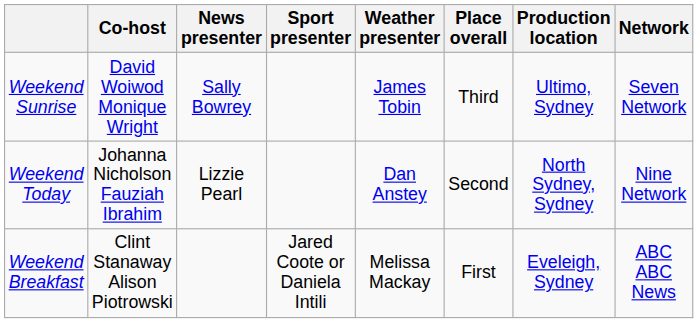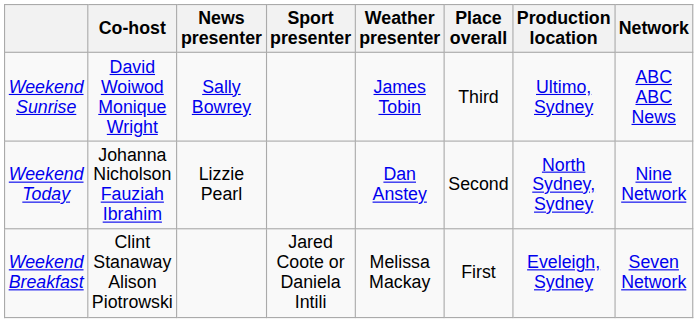(654, 96) Seven Network -> (654, 96) ABC ABC News
(654, 272) ABC ABC News -> (654, 272) Seven Network
